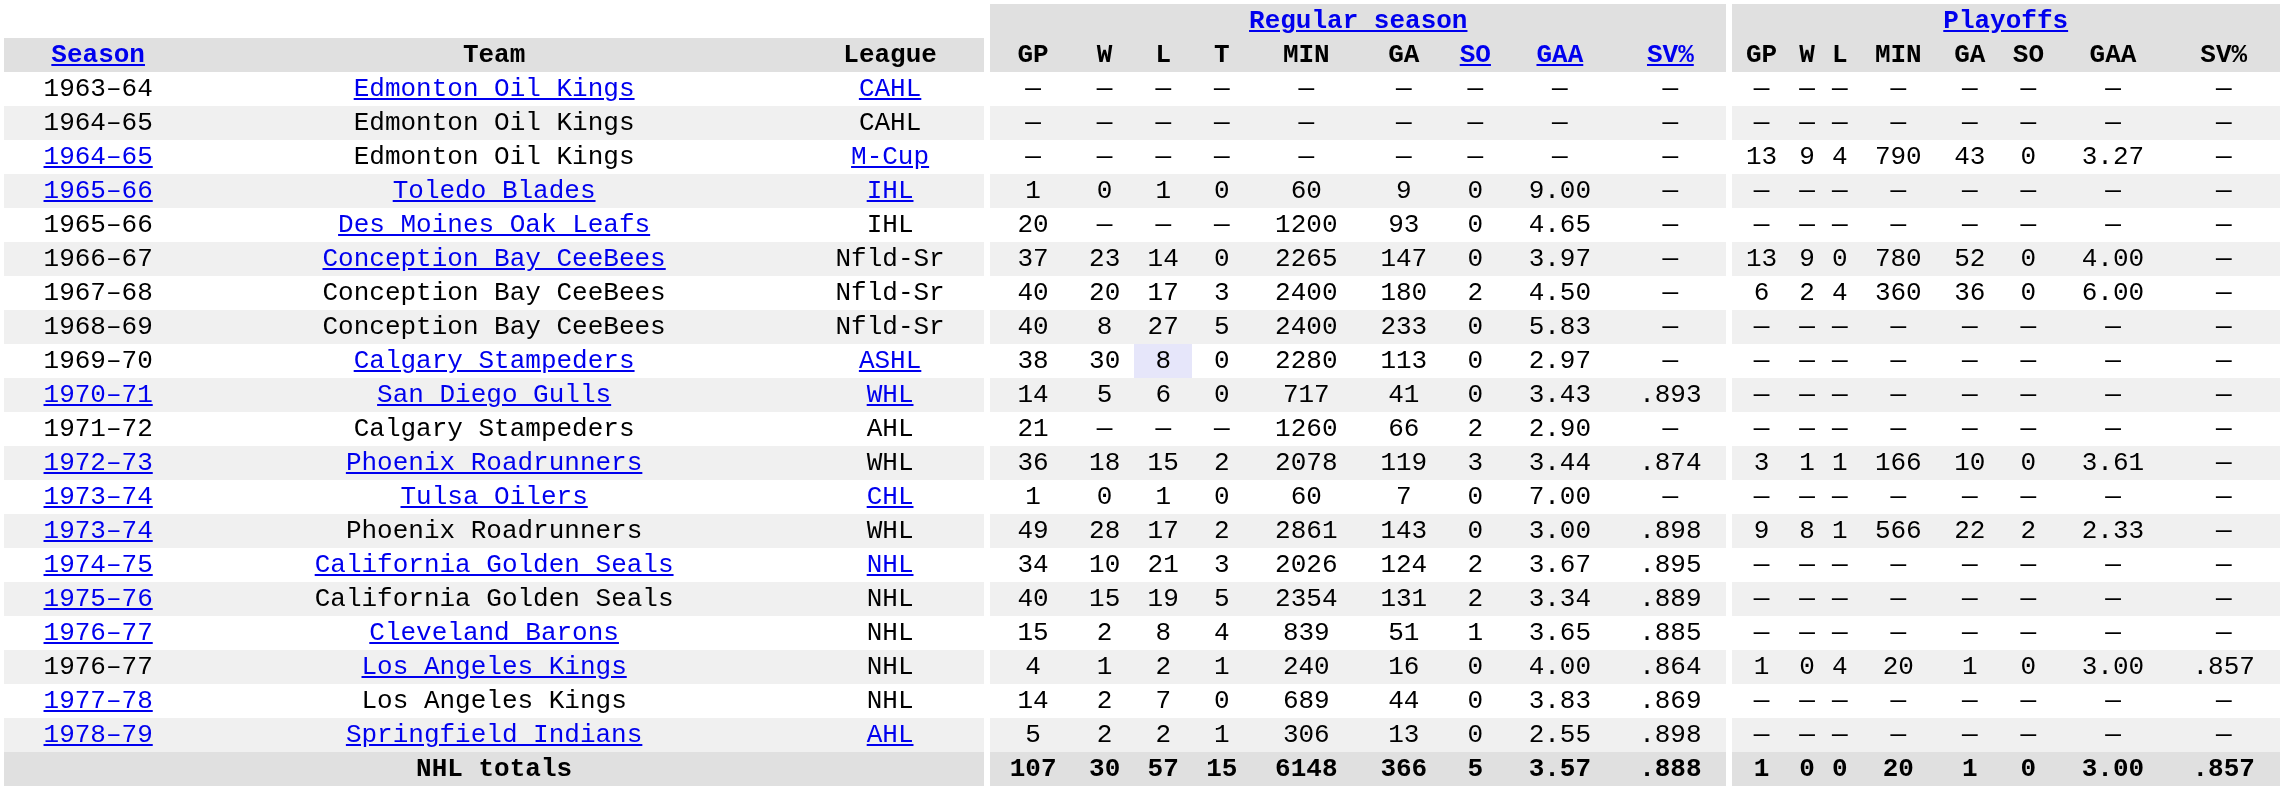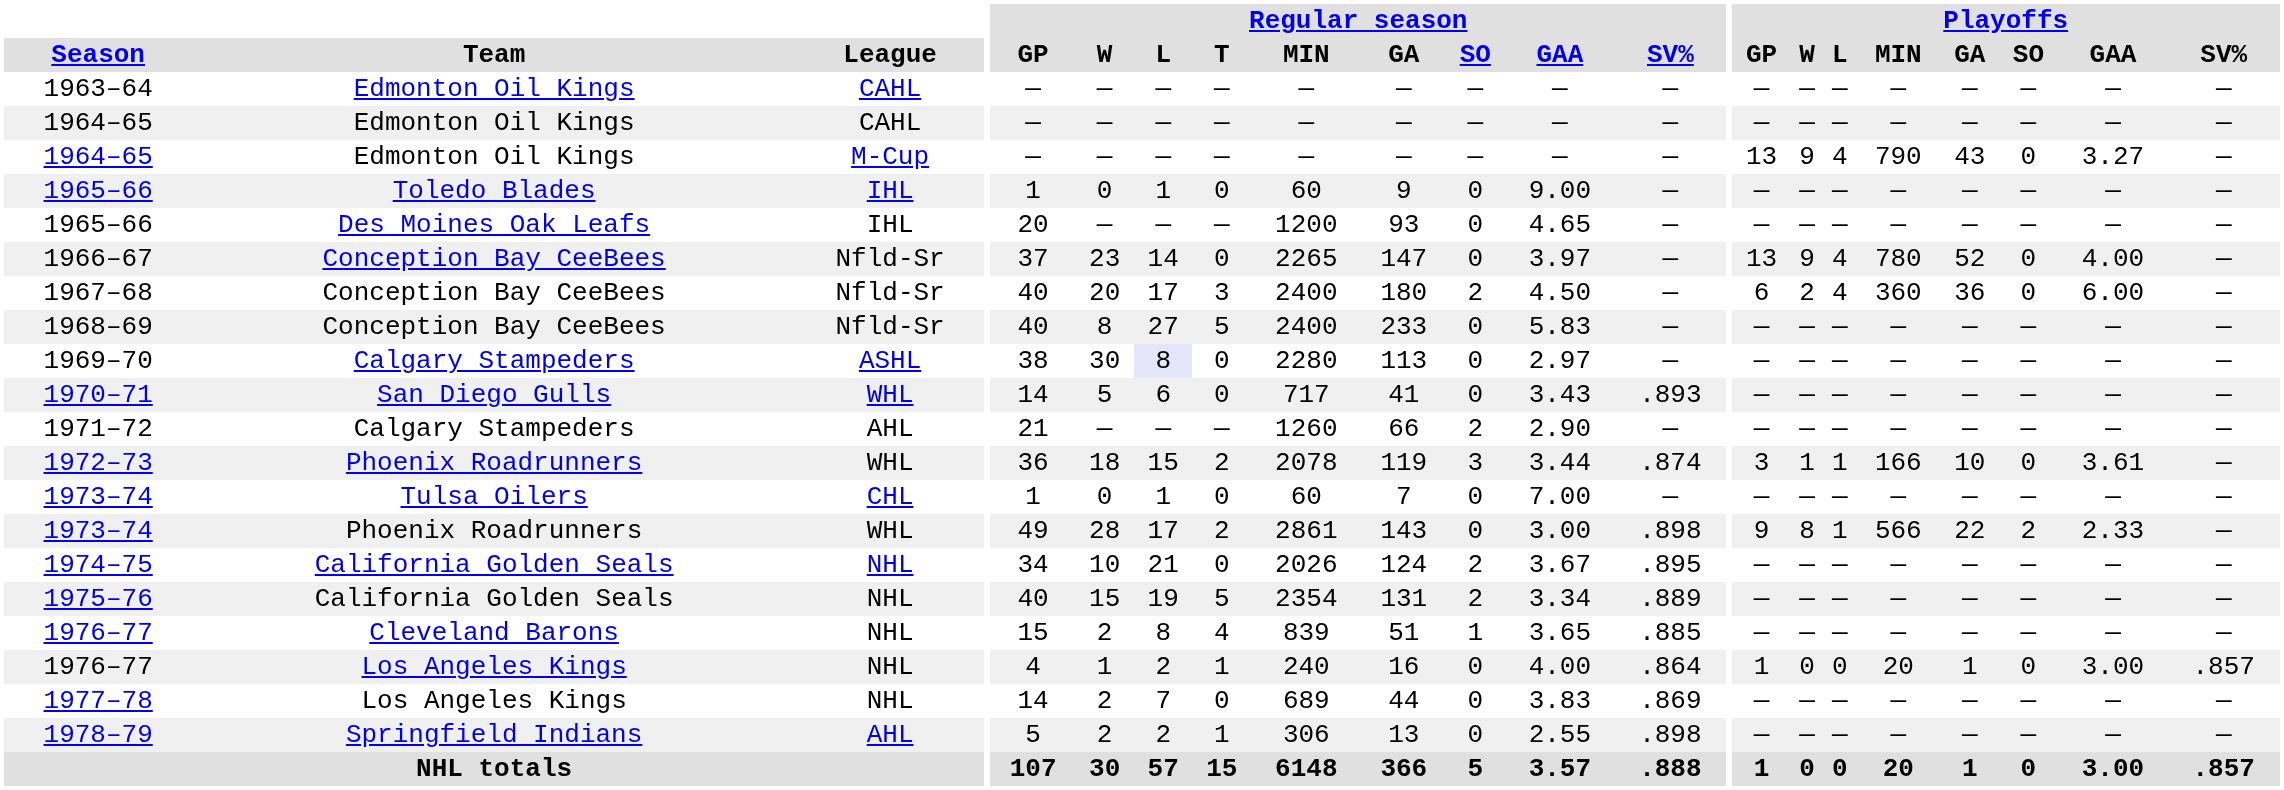(1840, 259) 0 -> (1840, 259) 4
(1222, 565) 3 -> (1222, 565) 0
(1840, 667) 4 -> (1840, 667) 0
